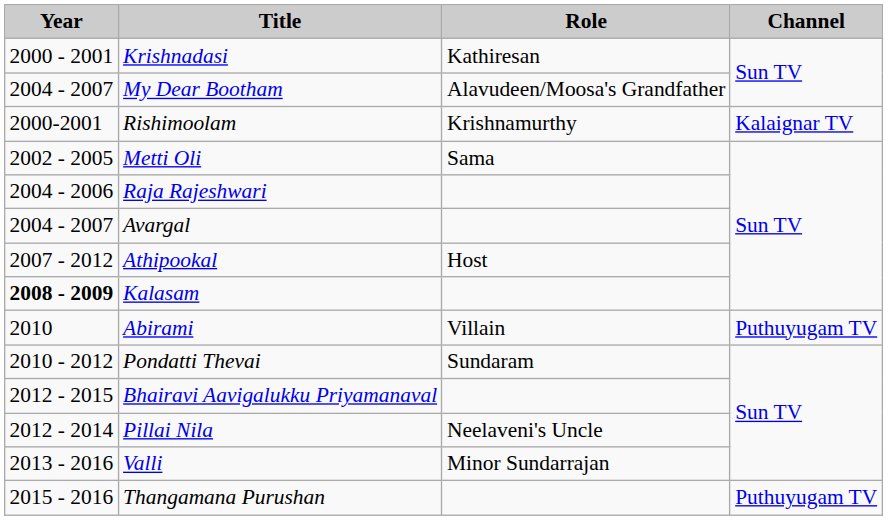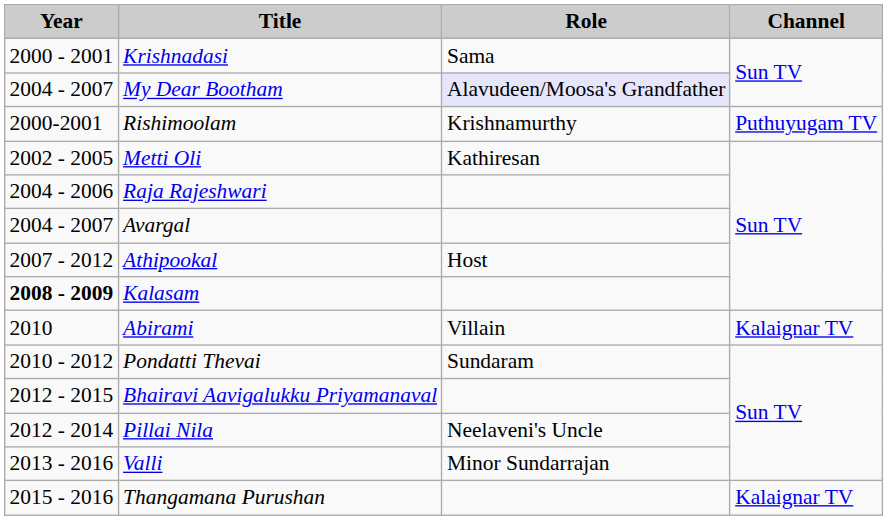(493, 55) Kathiresan -> (471, 55) Sama
(586, 89) no background -> (586, 89) lavender background
(794, 123) Kalaignar TV -> (806, 123) Puthuyugam TV
(471, 157) Sama -> (493, 157) Kathiresan
(806, 327) Puthuyugam TV -> (794, 327) Kalaignar TV
(806, 497) Puthuyugam TV -> (794, 497) Kalaignar TV
